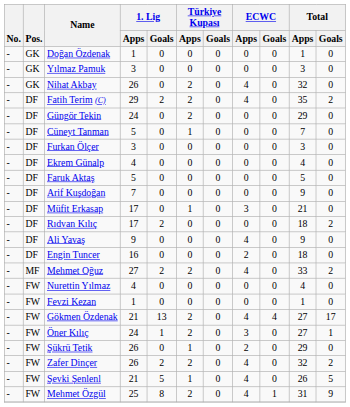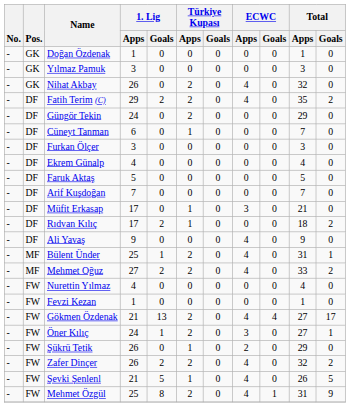(134, 131) 5 -> (134, 131) 6
(303, 193) 9 -> (303, 193) 7
(190, 224) 0 -> (190, 224) 1
- row: (73, 255)
+ row: (73, 255)
